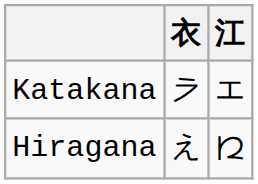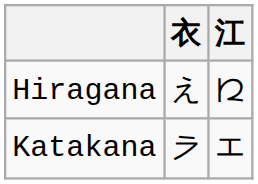rows swapped: (84, 148) <-> (84, 90)
